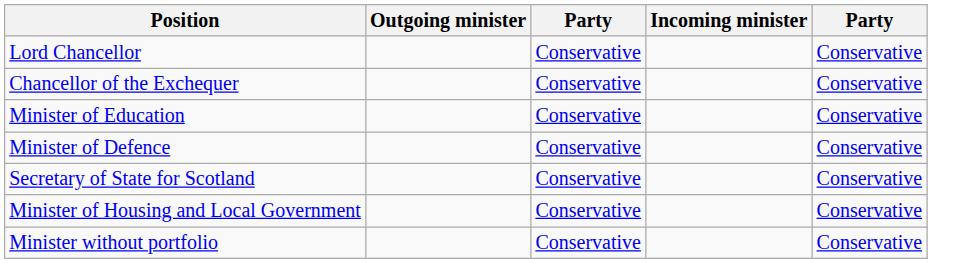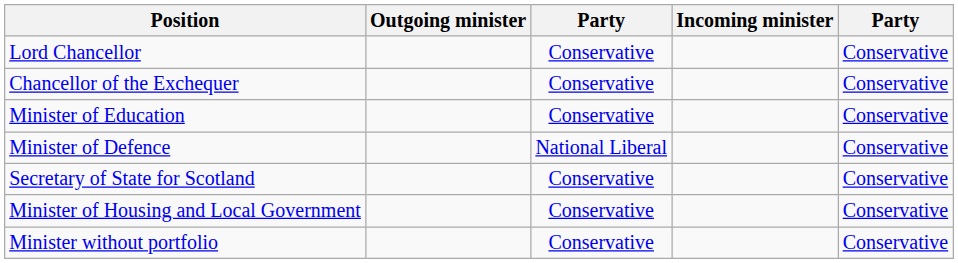(588, 147) Conservative -> (601, 147) National Liberal
